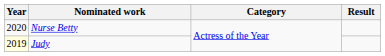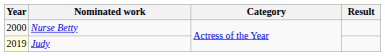(17, 28) 2020 -> (17, 28) 2000
